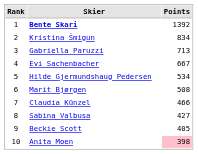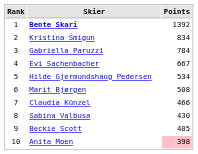(184, 51) 713 -> (184, 51) 784
(184, 116) 427 -> (184, 116) 430
